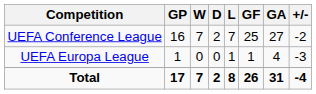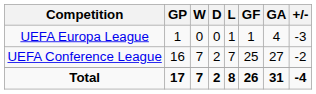rows swapped: (85, 57) <-> (85, 36)
